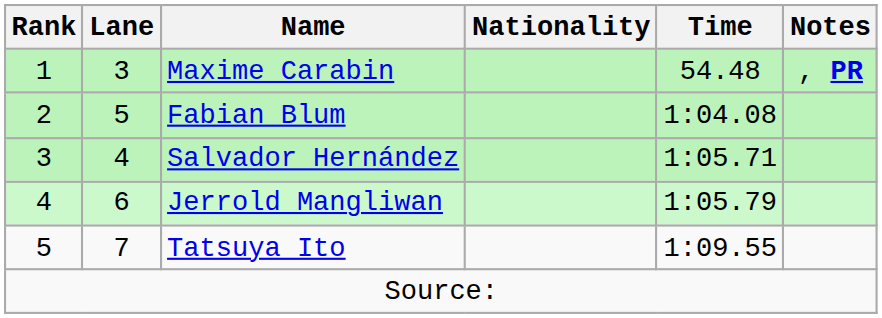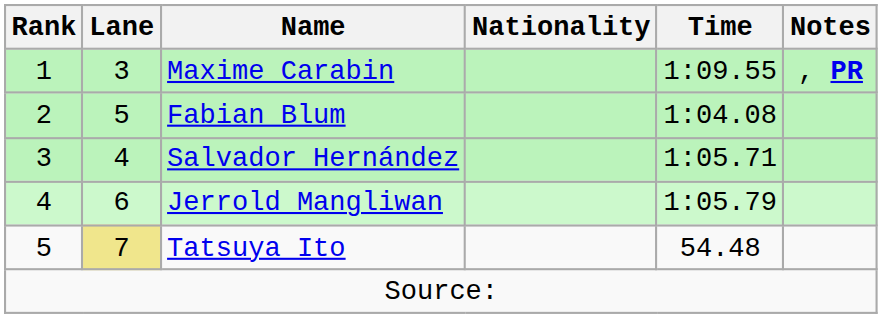(720, 71) 54.48 -> (720, 71) 1:09.55
(122, 247) no background -> (122, 247) khaki background
(720, 247) 1:09.55 -> (720, 247) 54.48
